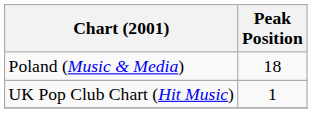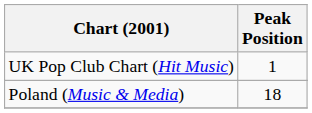rows swapped: (96, 66) <-> (121, 94)
